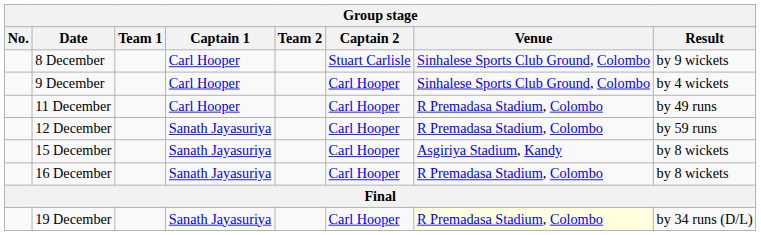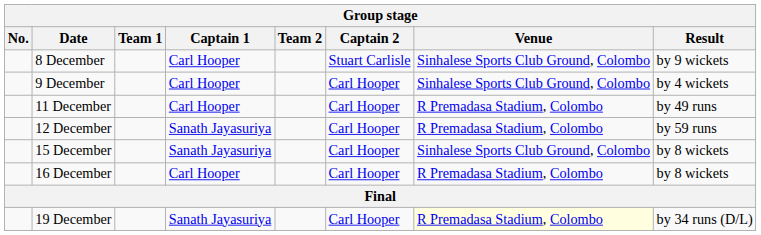(490, 151) Asgiriya Stadium, Kandy -> (534, 151) Sinhalese Sports Club Ground, Colombo
(220, 173) Sanath Jayasuriya -> (204, 173) Carl Hooper
